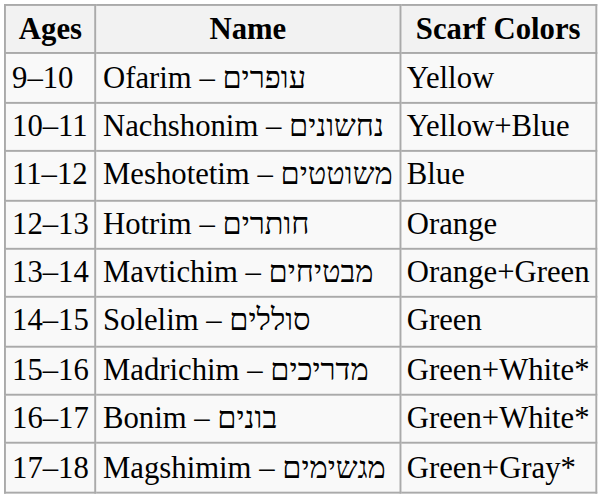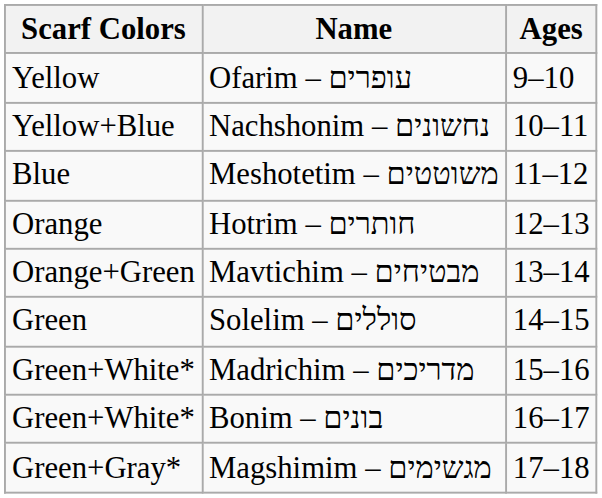columns swapped: (50, 28) <-> (498, 28)
